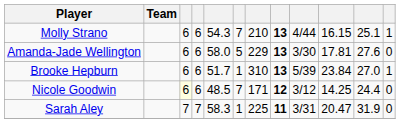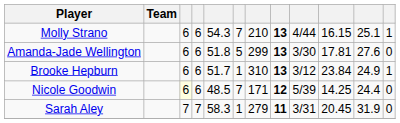(219, 52) 58.0 -> (219, 52) 51.8
(258, 52) 229 -> (258, 52) 299
(304, 71) 5/39 -> (304, 71) 3/12
(369, 71) 27.0 -> (369, 71) 24.9
(304, 90) 3/12 -> (304, 90) 5/39
(258, 109) 225 -> (258, 109) 279
(336, 109) 20.47 -> (336, 109) 20.45
